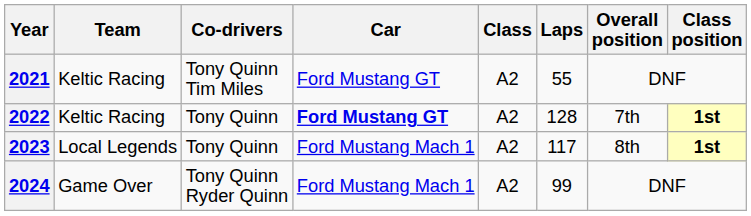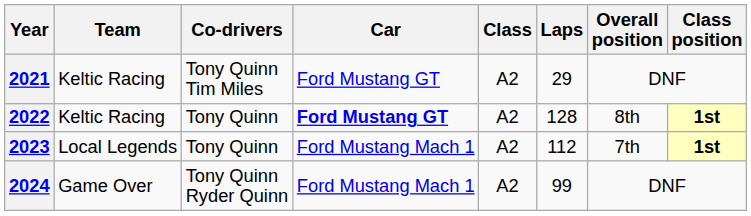(562, 79) 55 -> (562, 79) 29
(627, 118) 7th -> (627, 118) 8th
(562, 147) 117 -> (562, 147) 112
(627, 147) 8th -> (627, 147) 7th
